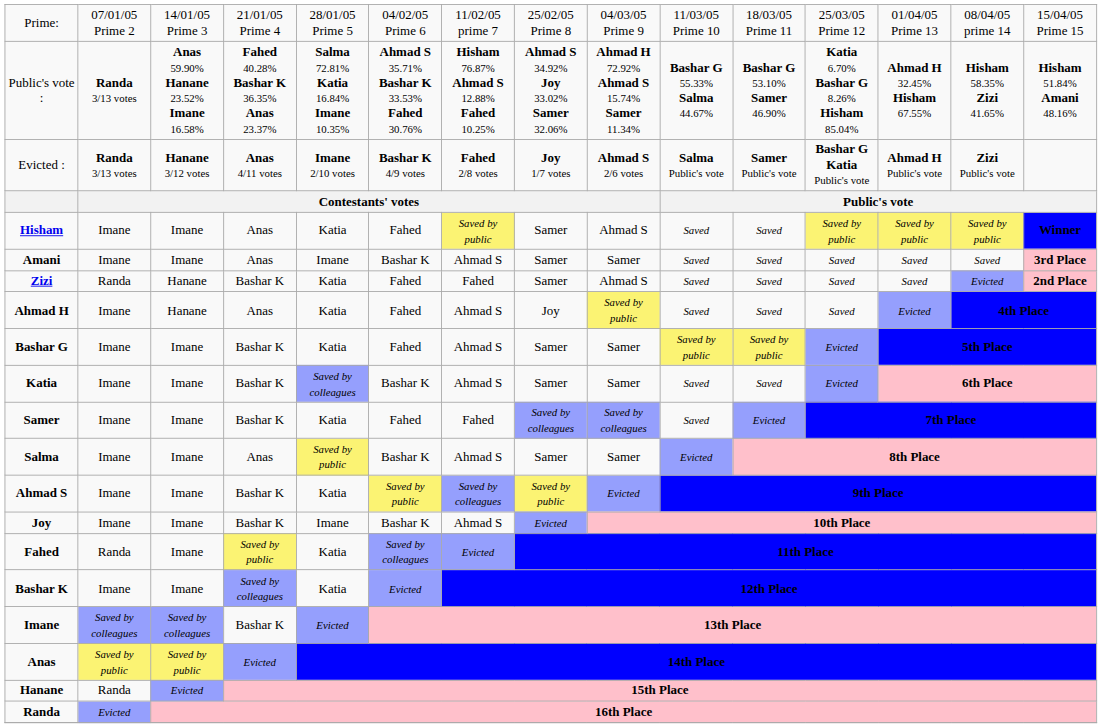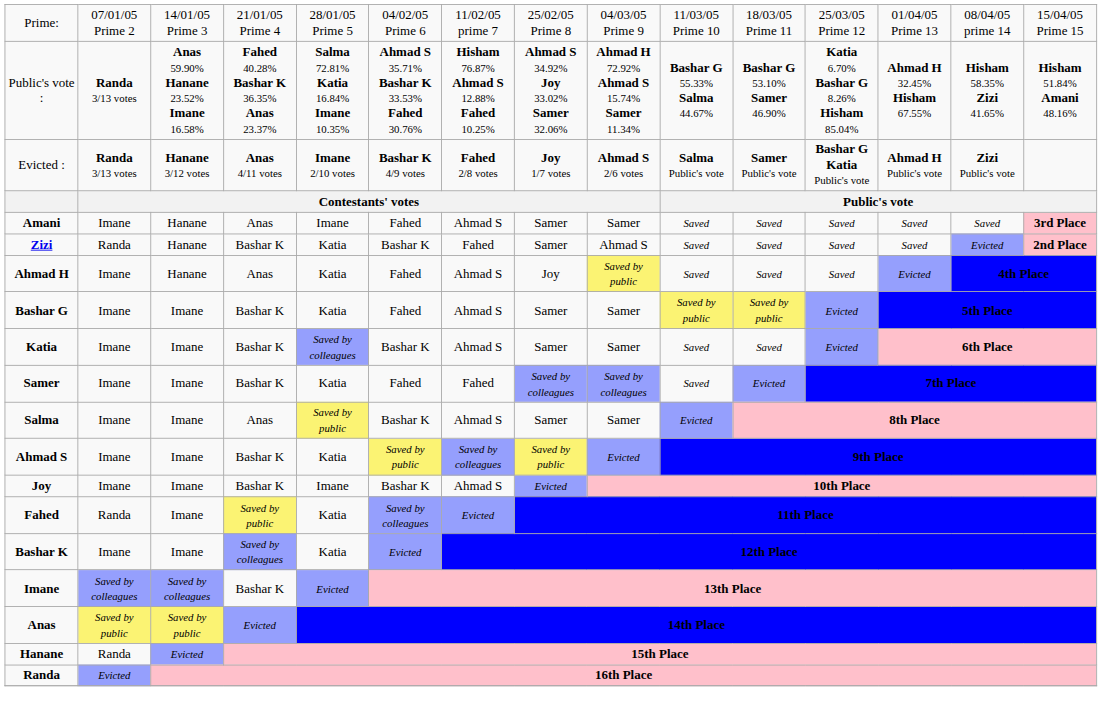- row: (42, 231)
(187, 260) Imane -> (187, 223) Hanane
(405, 260) Bashar K -> (405, 223) Fahed
(405, 281) Fahed -> (405, 244) Bashar K
